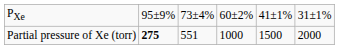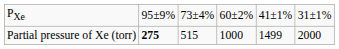(189, 35) 551 -> (189, 35) 515
(270, 35) 1500 -> (270, 35) 1499
